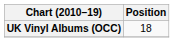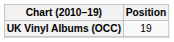(146, 28) 18 -> (146, 28) 19
